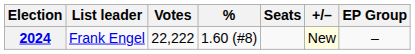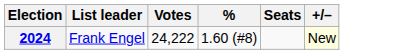- column: (375, 15)
(173, 37) 22,222 -> (173, 37) 24,222
